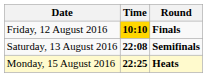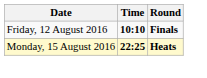(135, 30) gold background -> (133, 30) no background
- row: (62, 47)
